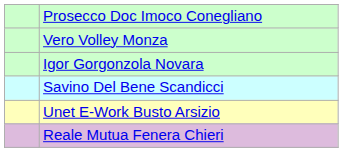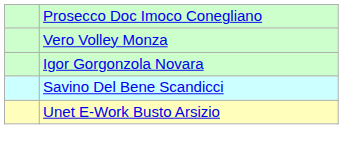- row: (133, 135)
